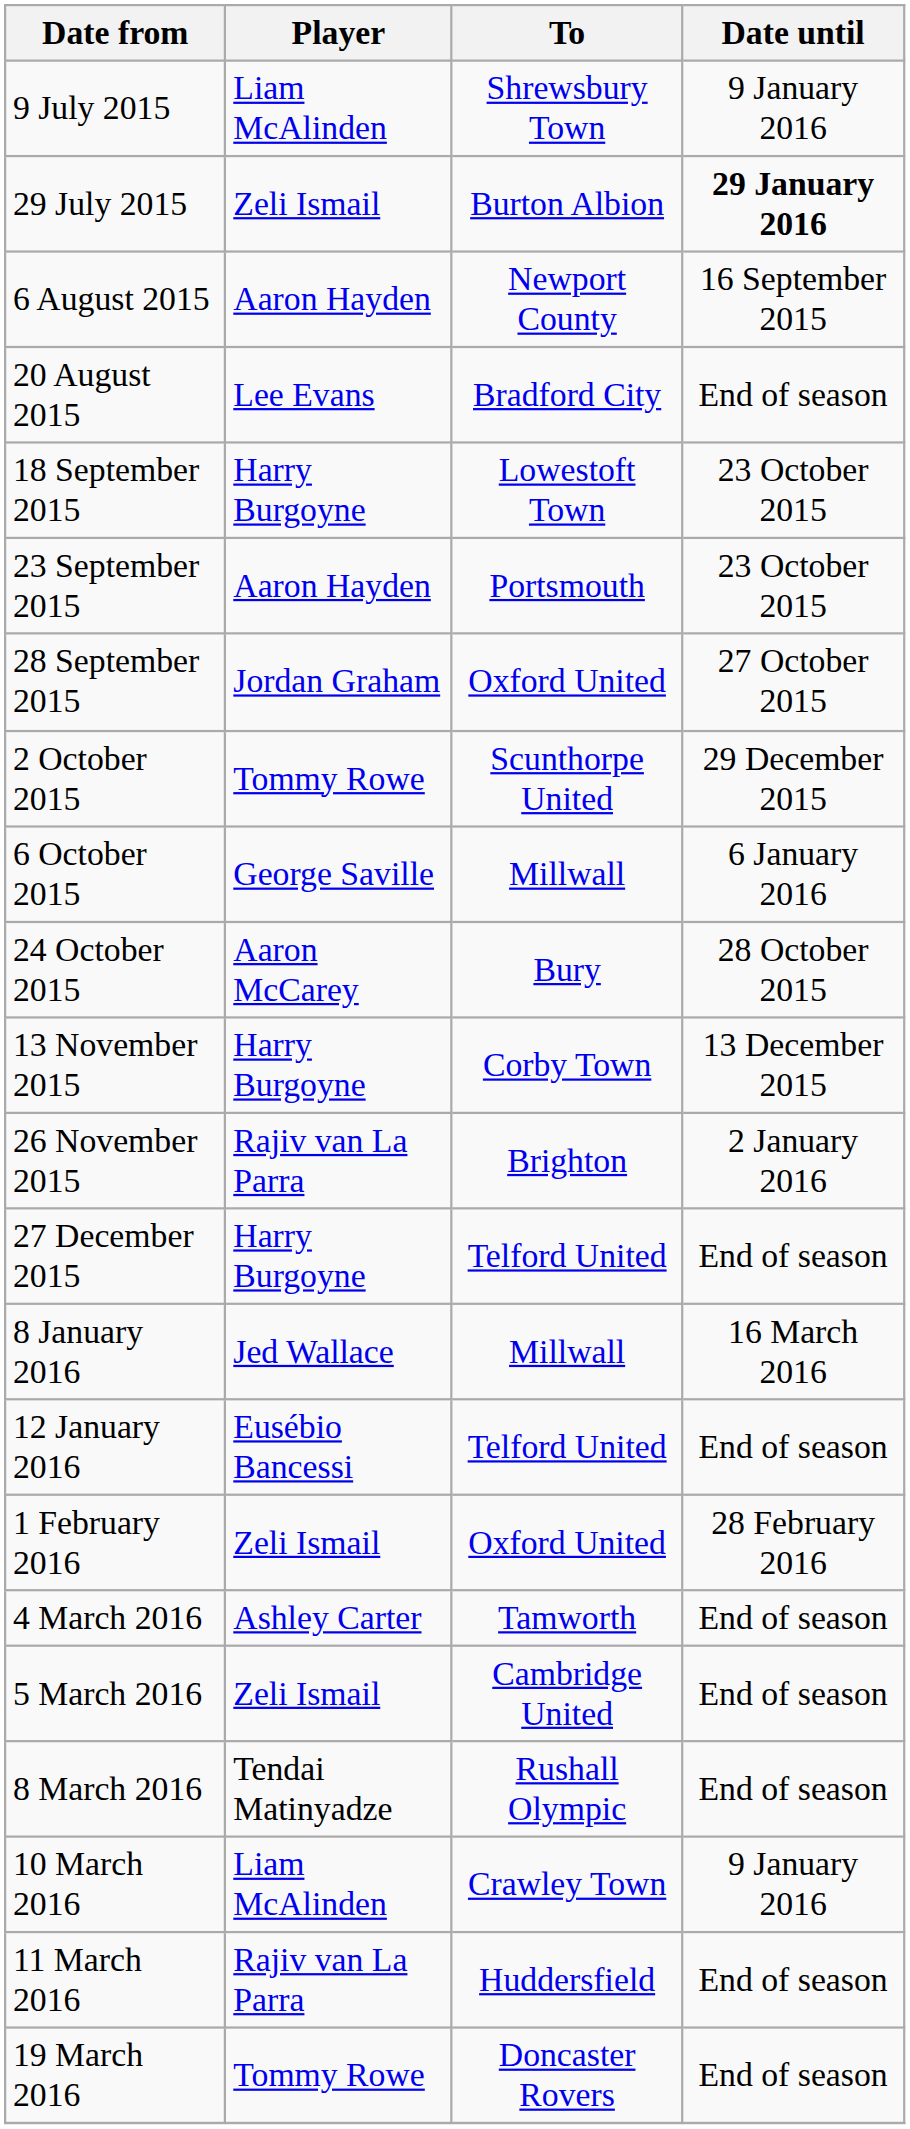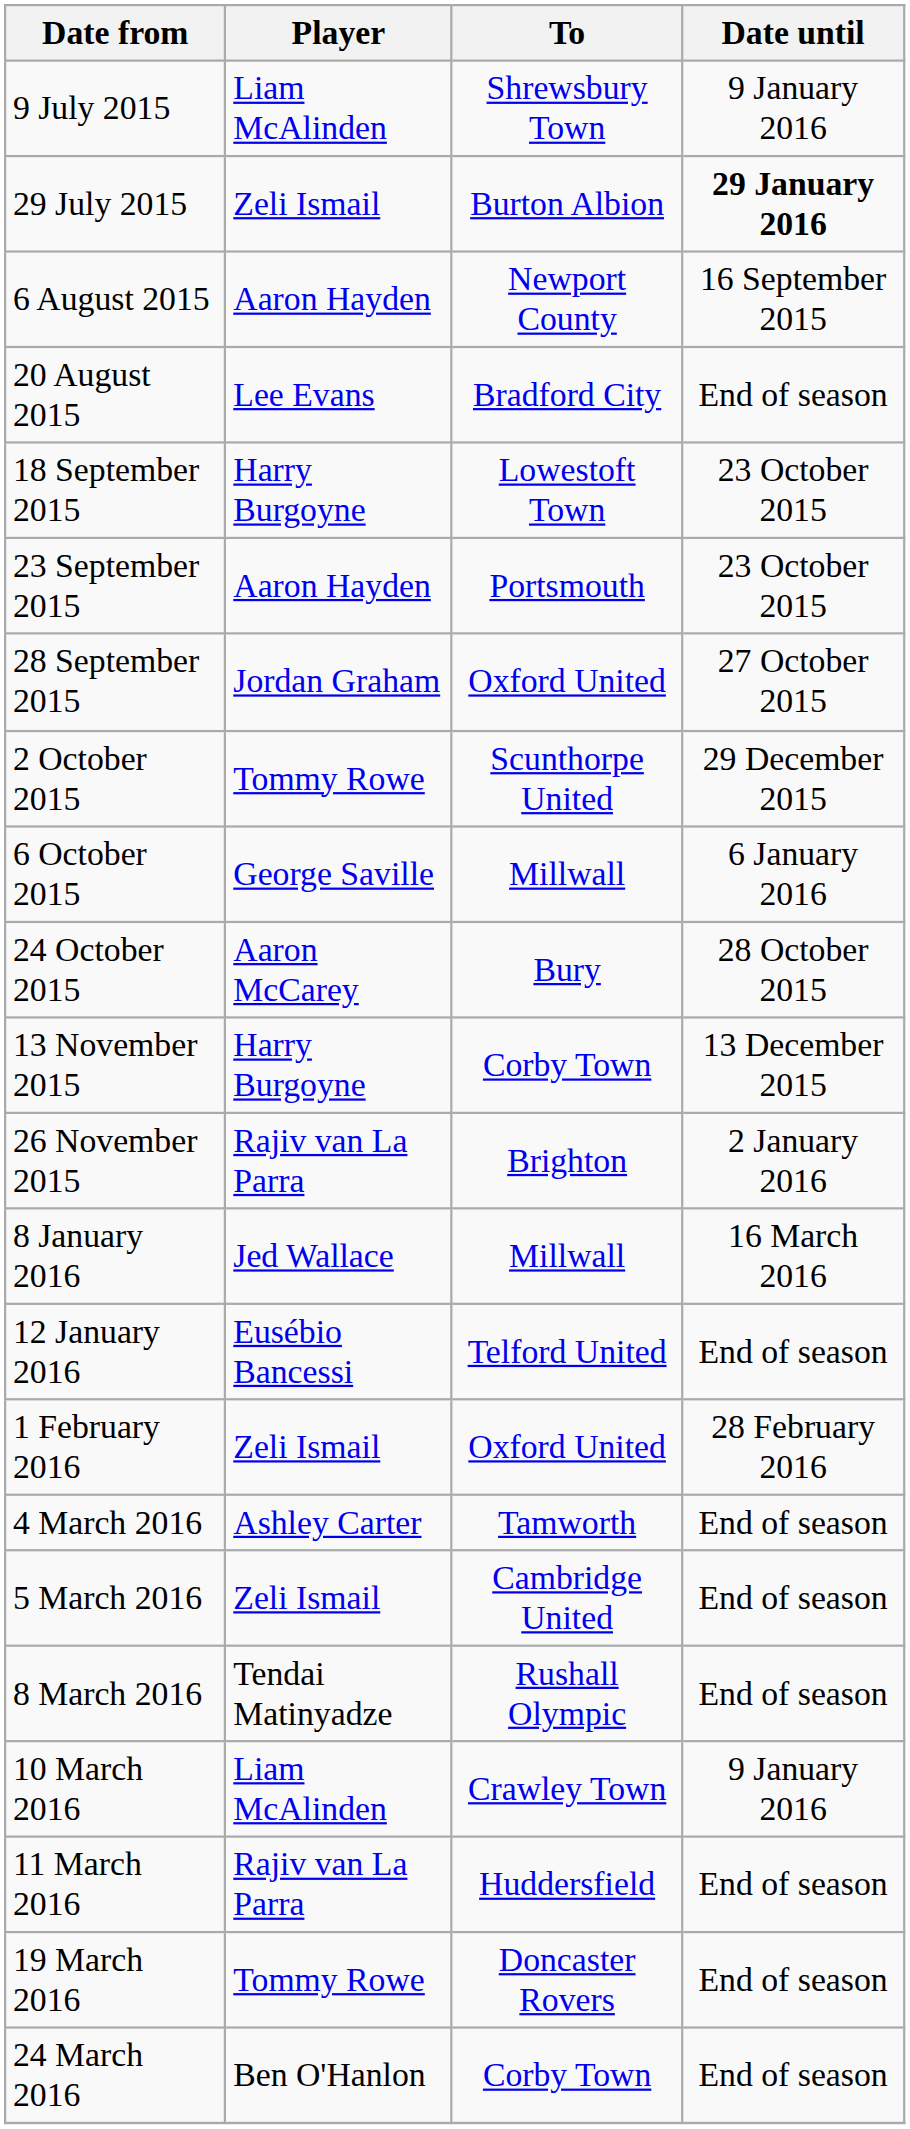- row: (103, 1255)
+ row: (78, 2075)
